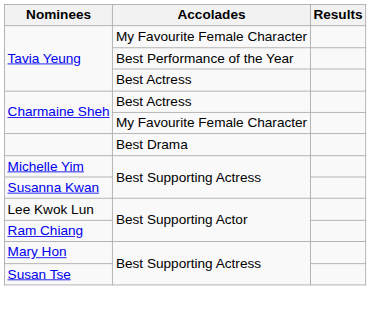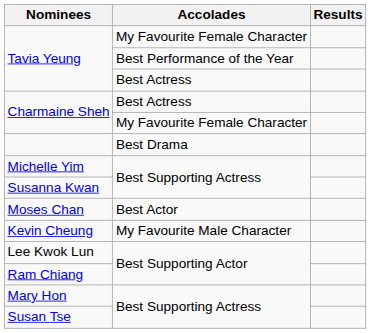+ row: (46, 209)
+ row: (50, 230)
